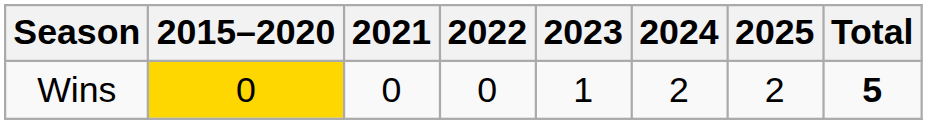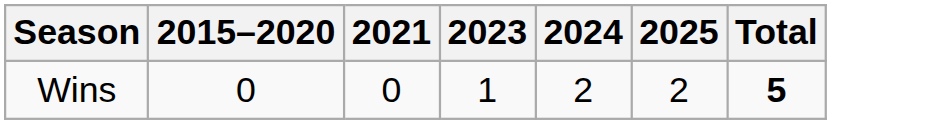- column: (487, 32)
(246, 89) gold background -> (246, 89) no background
